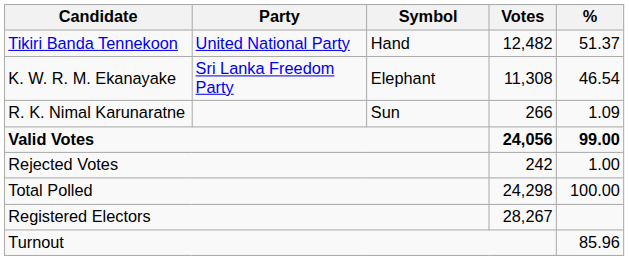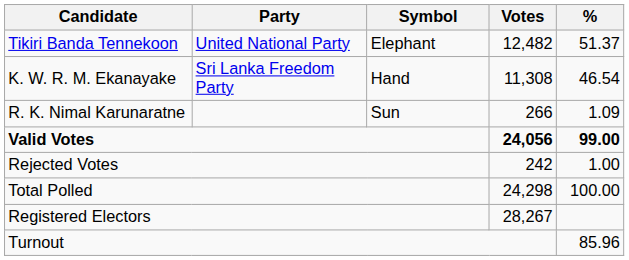(390, 43) Hand -> (403, 43) Elephant
(403, 78) Elephant -> (390, 78) Hand
